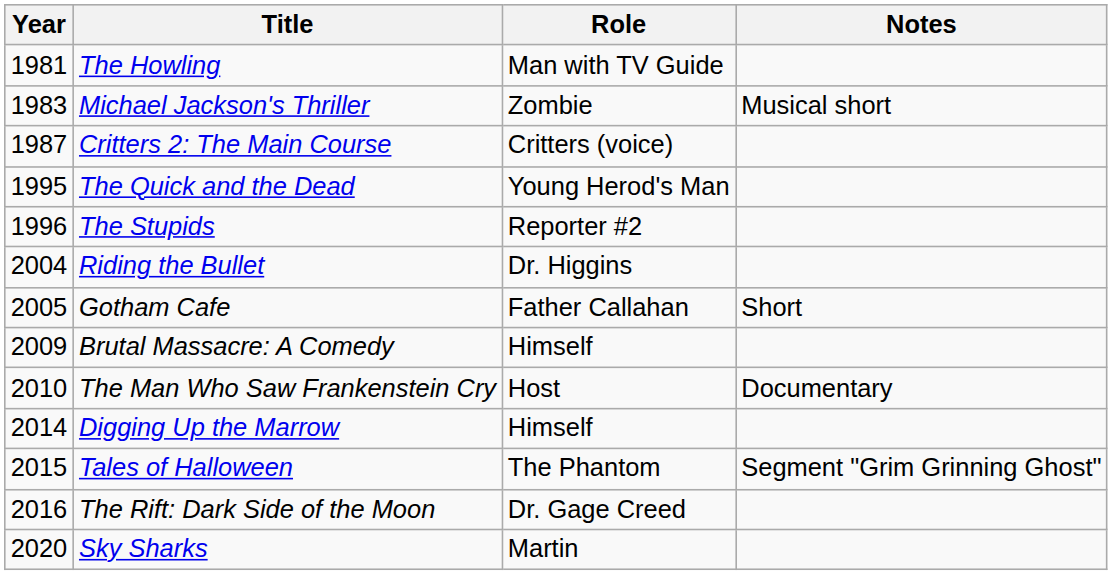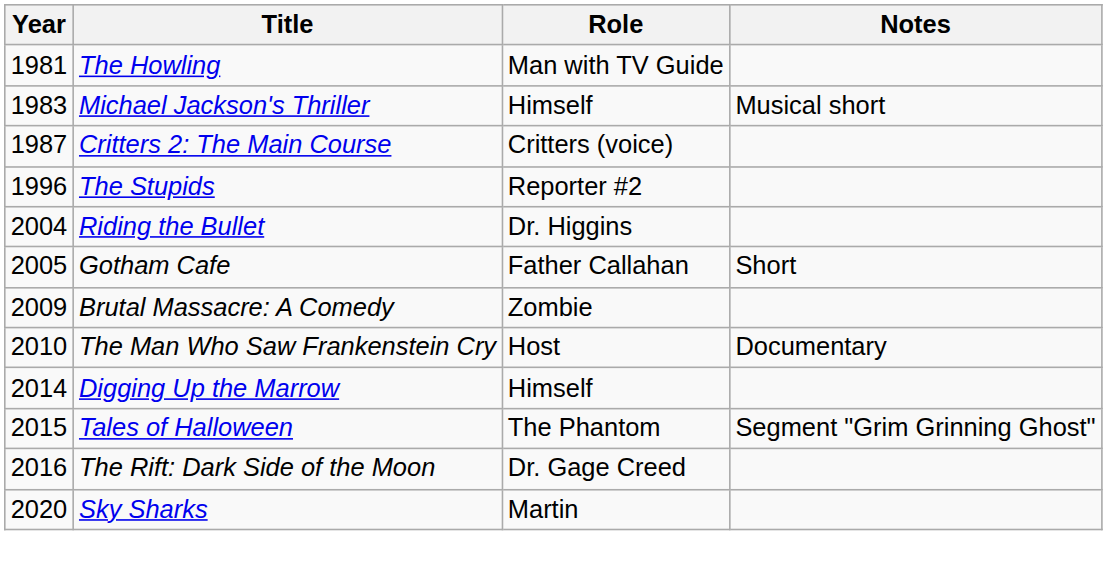(550, 105) Zombie -> (550, 105) Himself
- row: (217, 186)
(550, 347) Himself -> (550, 307) Zombie
